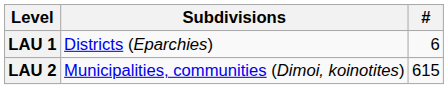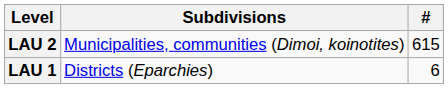rows swapped: (32, 44) <-> (32, 70)
